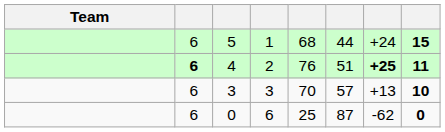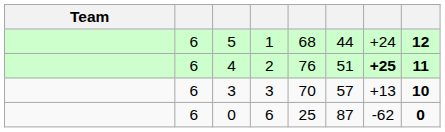(421, 42) 15 -> (421, 42) 12
(194, 66) bold -> (194, 66) normal
